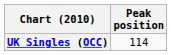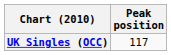(139, 42) 114 -> (139, 42) 117
